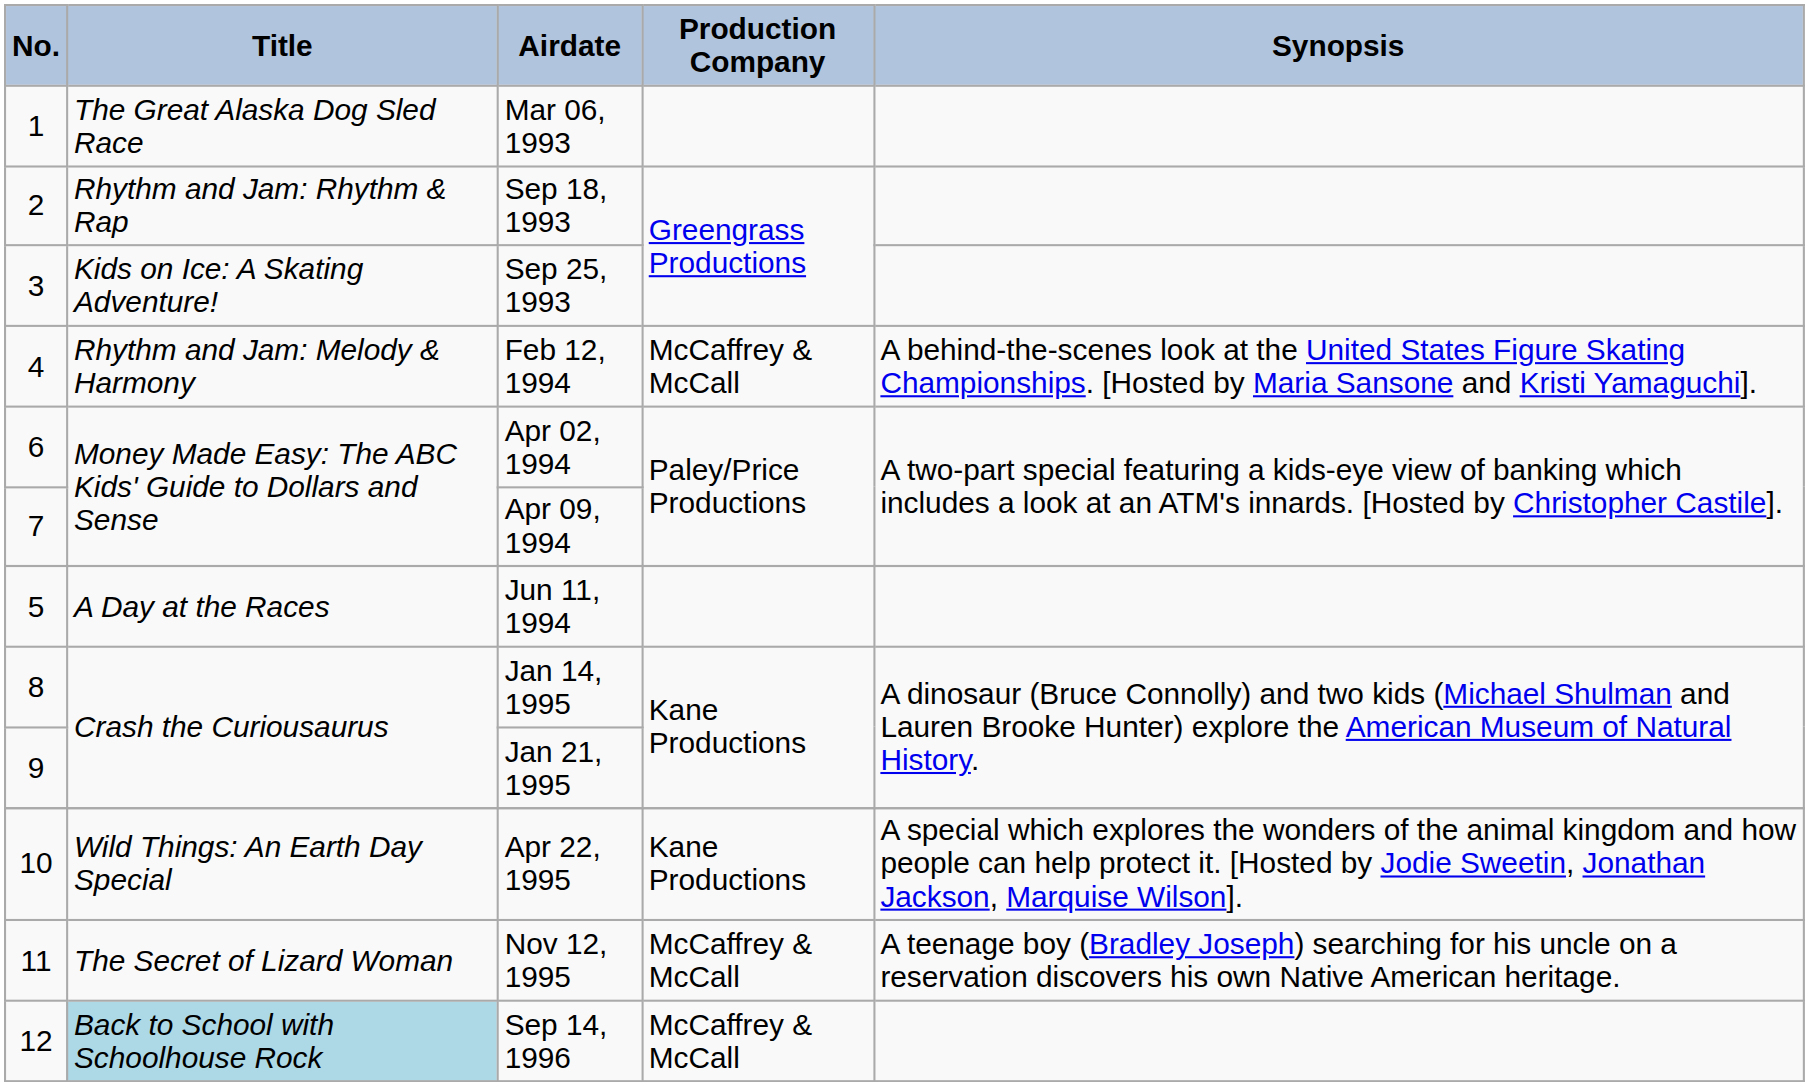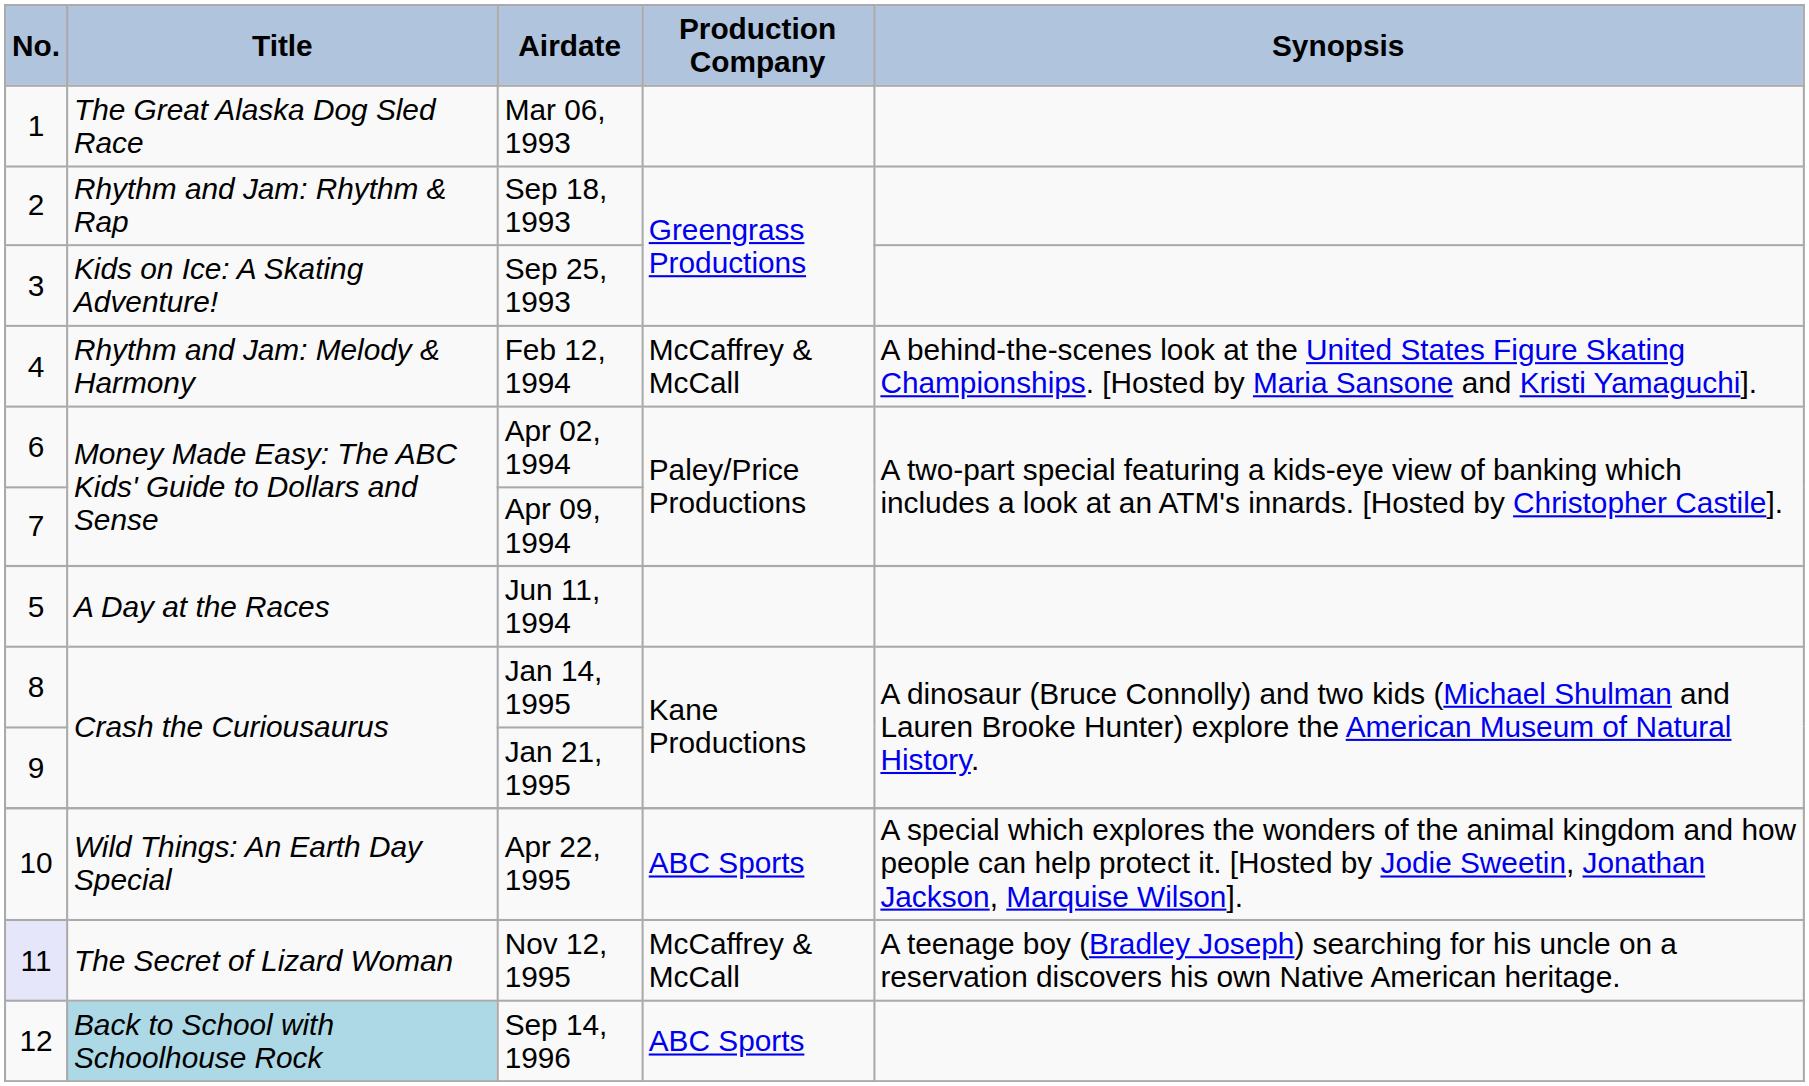(727, 864) Kane Productions -> (727, 864) ABC Sports
(36, 961) no background -> (36, 961) lavender background
(730, 1041) McCaffrey & McCall -> (727, 1041) ABC Sports
